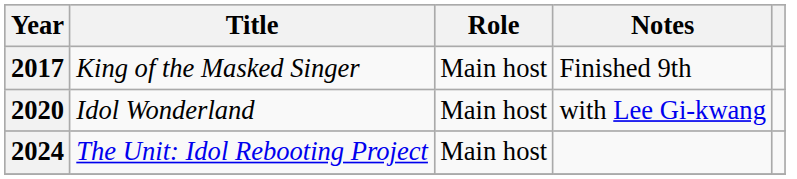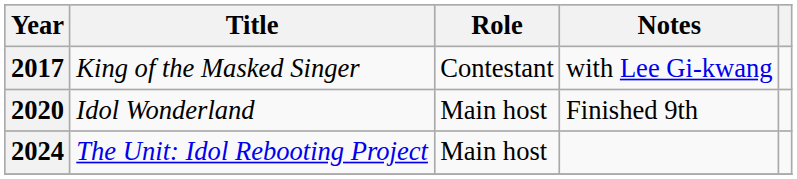(494, 67) Main host -> (497, 67) Contestant
(625, 67) Finished 9th -> (669, 67) with Lee Gi-kwang
(663, 109) with Lee Gi-kwang -> (632, 109) Finished 9th
